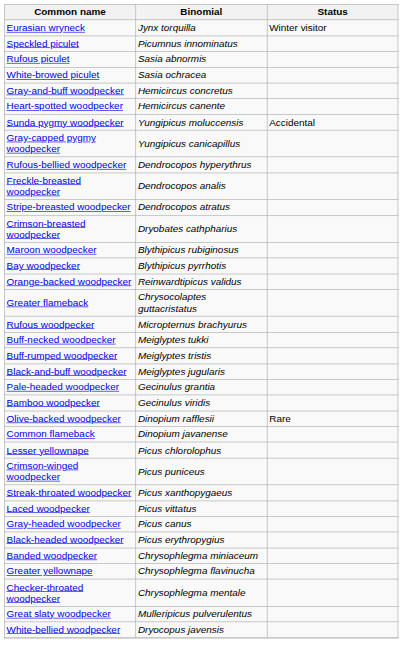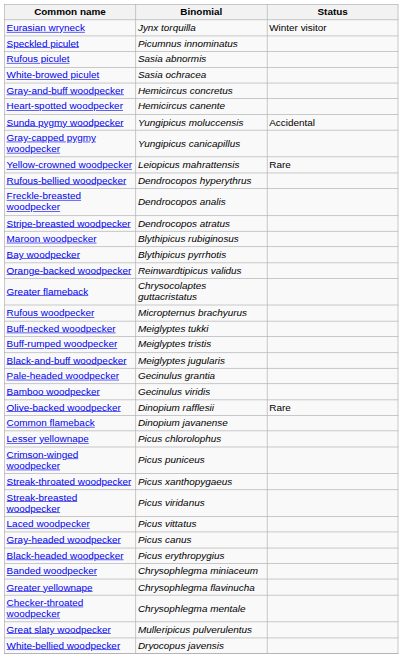+ row: (69, 165)
- row: (46, 229)
+ row: (42, 503)
